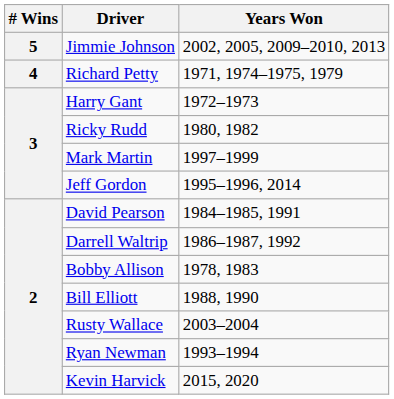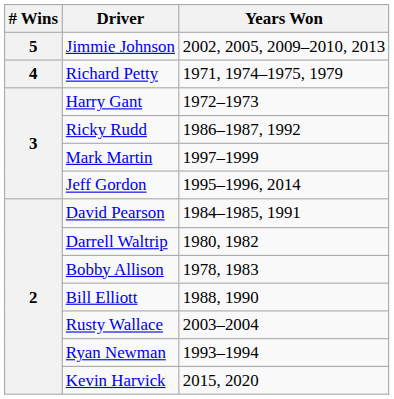(221, 129) 1980, 1982 -> (242, 129) 1986–1987, 1992
(242, 241) 1986–1987, 1992 -> (221, 241) 1980, 1982
